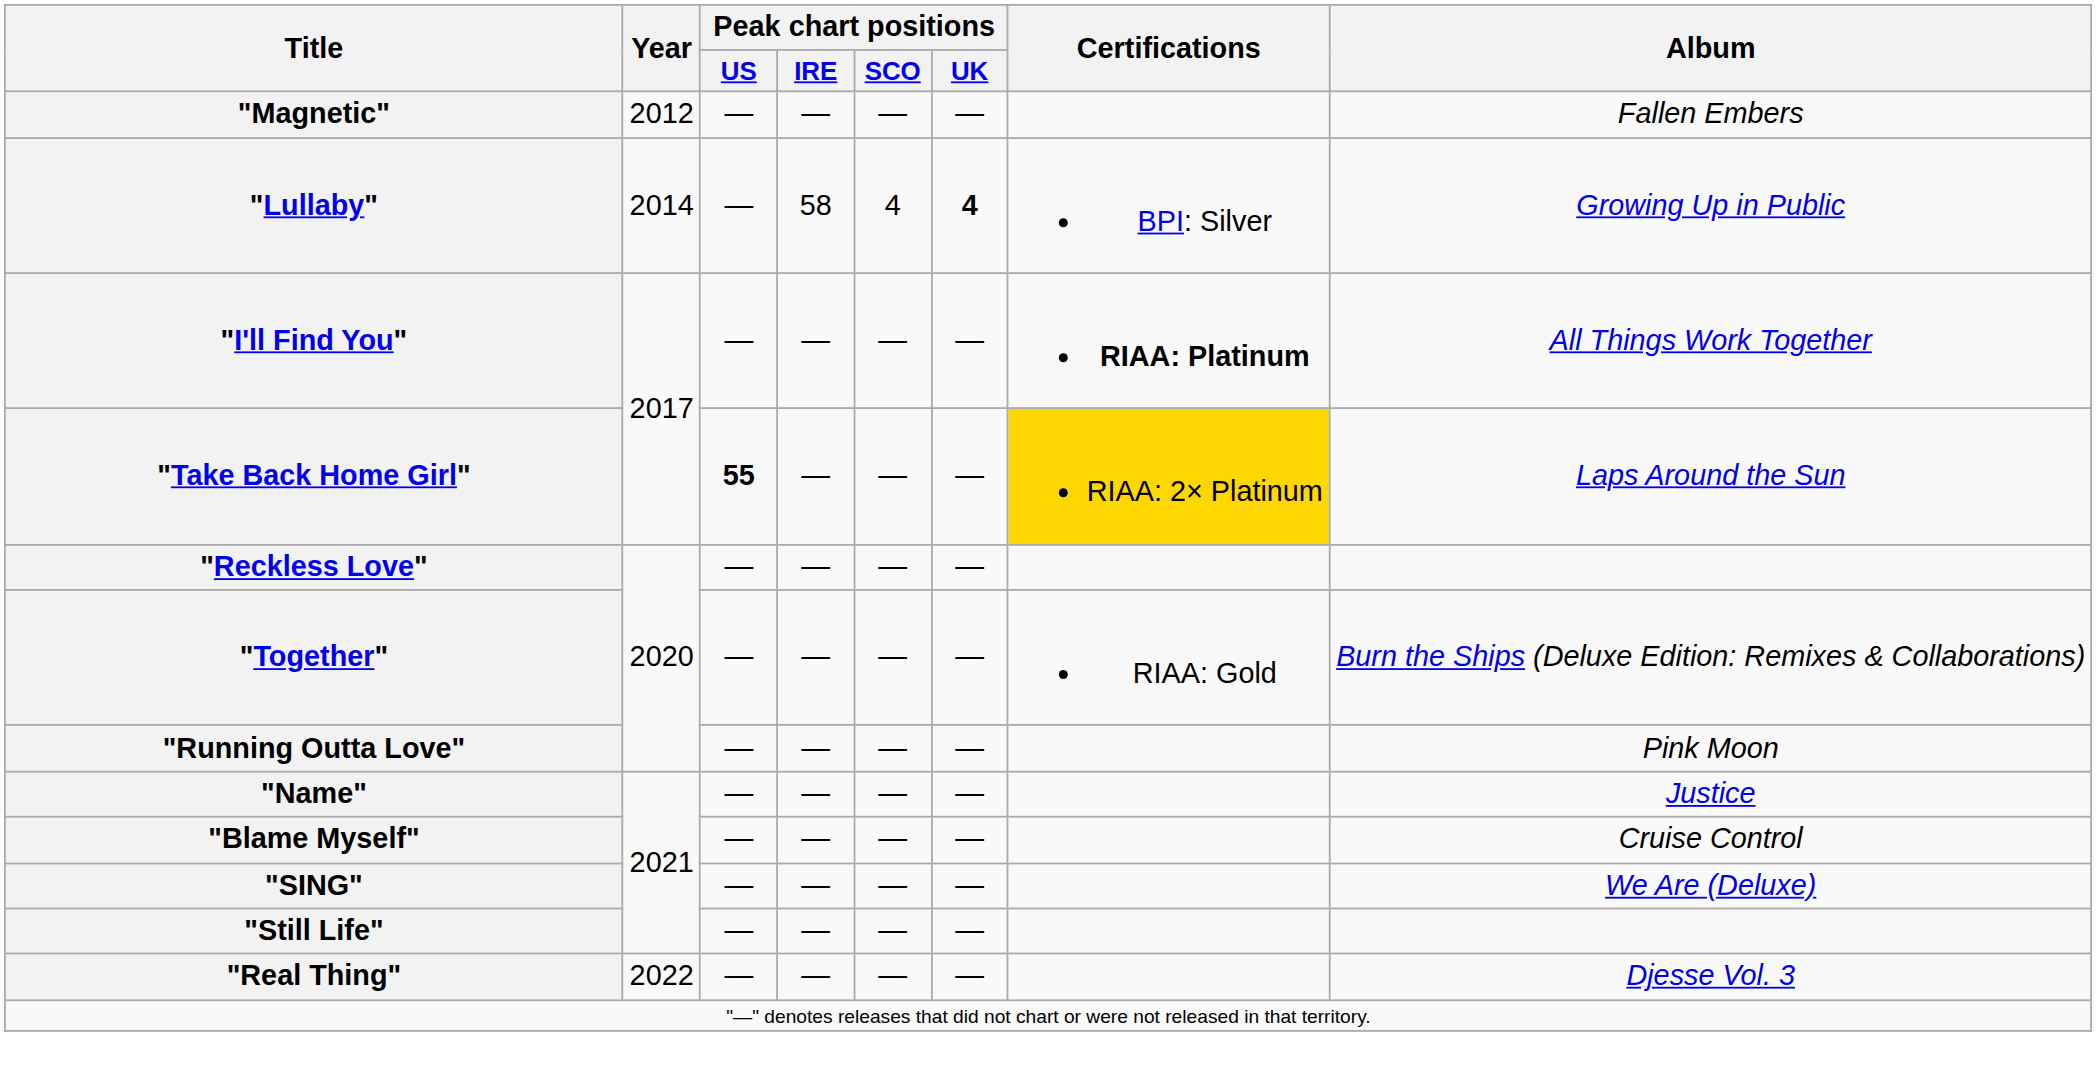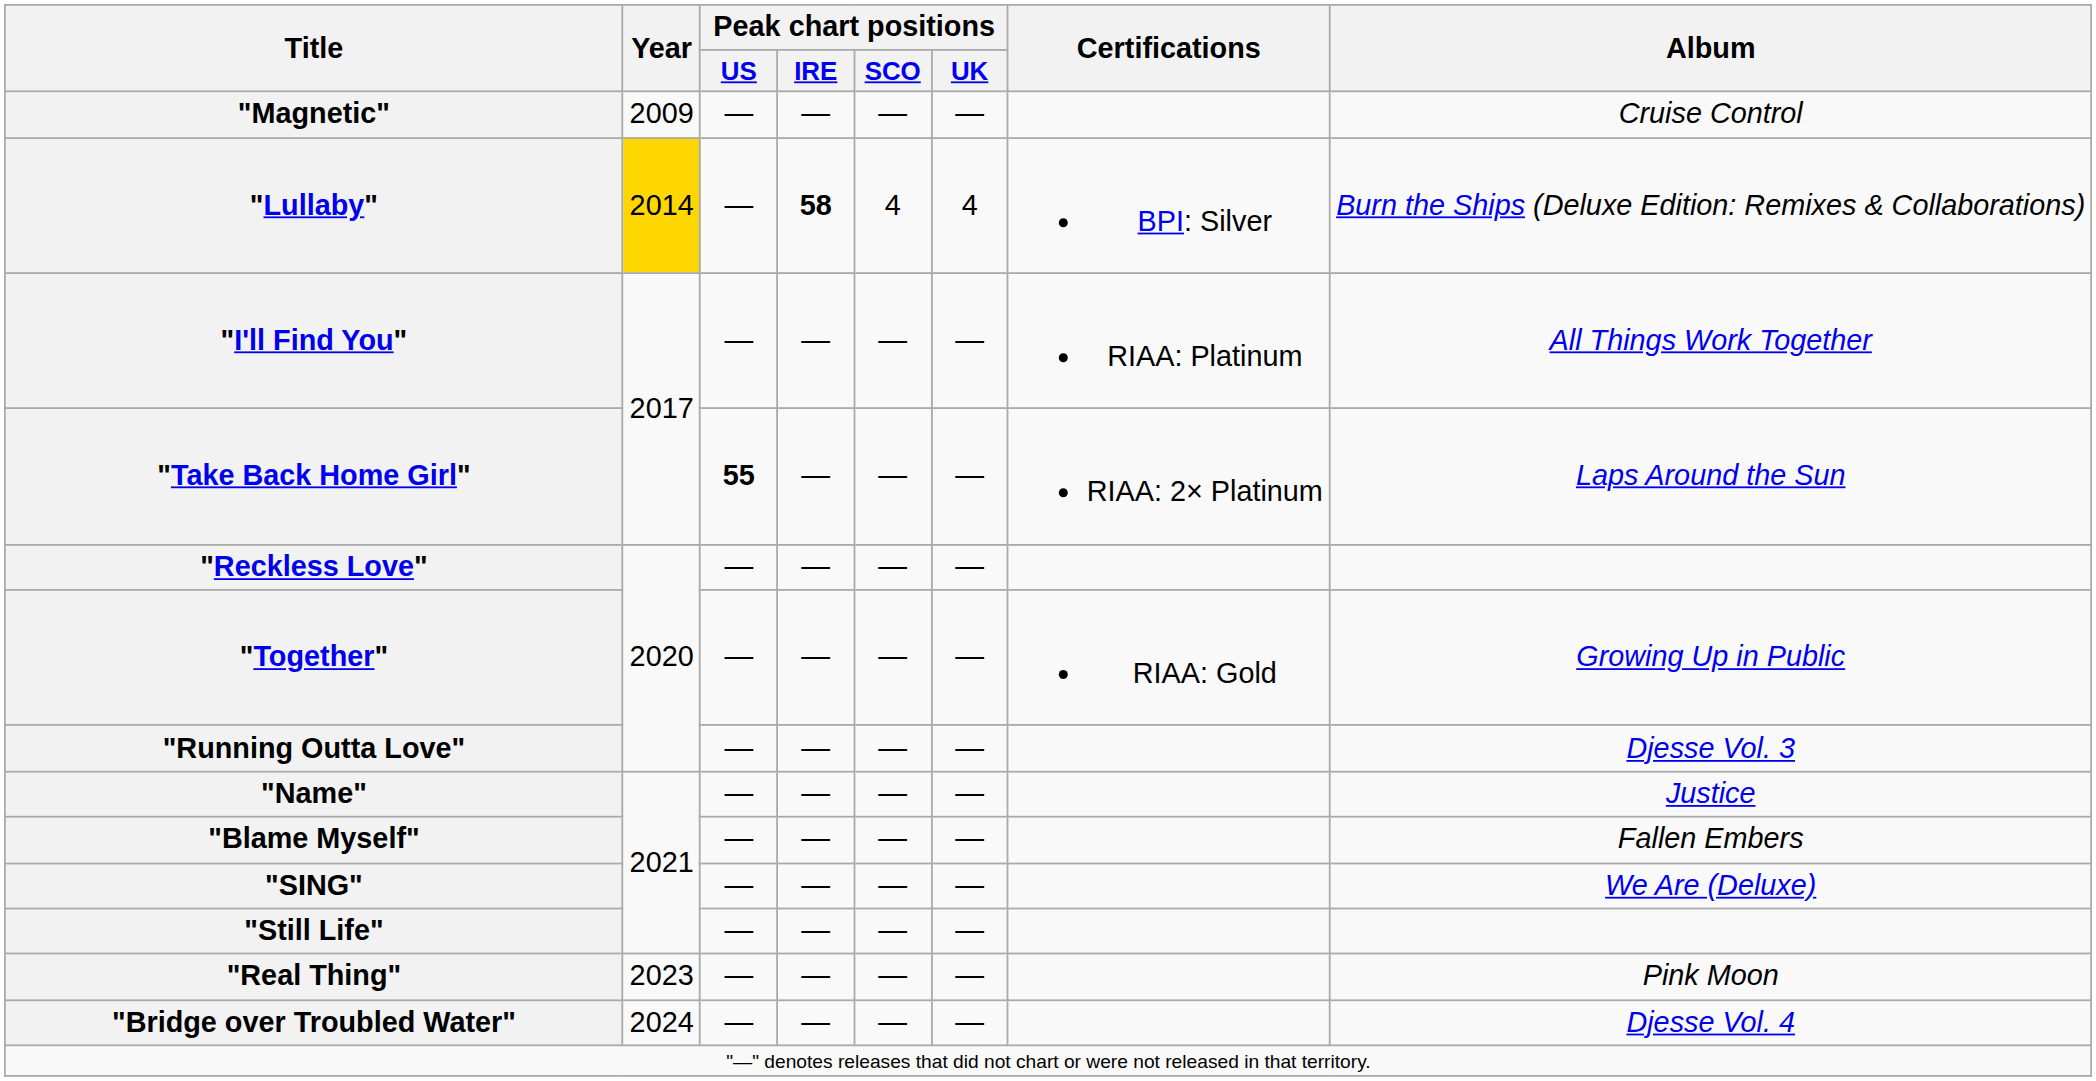(662, 113) 2012 -> (662, 113) 2009
(1711, 113) Fallen Embers -> (1711, 113) Cruise Control
(662, 204) no background -> (662, 204) gold background
(816, 204) normal -> (816, 204) bold
(970, 204) bold -> (970, 204) normal
(1711, 204) Growing Up in Public -> (1711, 204) Burn the Ships (Deluxe Edition: Remixes & Collaborations)
(1169, 357) bold -> (1169, 357) normal
(1169, 493) gold background -> (1169, 493) no background
(1711, 657) Burn the Ships (Deluxe Edition: Remixes & Collaborations) -> (1711, 657) Growing Up in Public
(1711, 748) Pink Moon -> (1711, 748) Djesse Vol. 3
(1711, 839) Cruise Control -> (1711, 839) Fallen Embers
(662, 976) 2022 -> (662, 976) 2023
(1711, 976) Djesse Vol. 3 -> (1711, 976) Pink Moon
+ row: (314, 1022)
